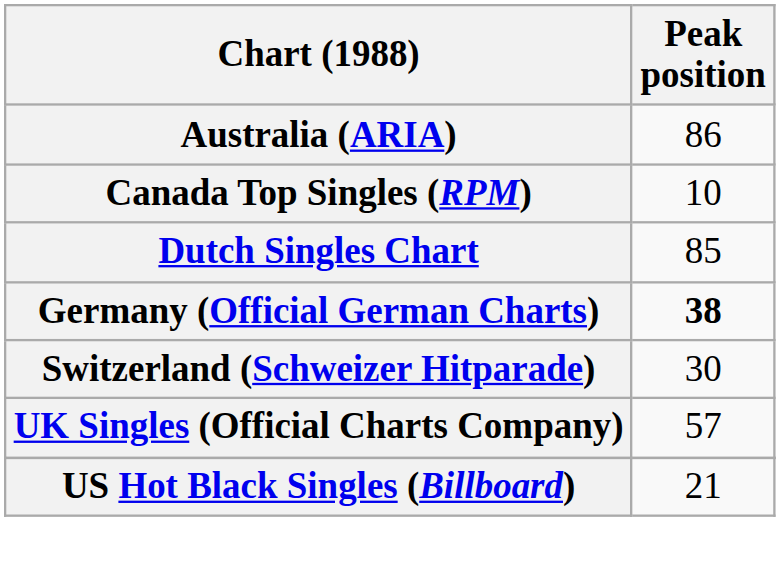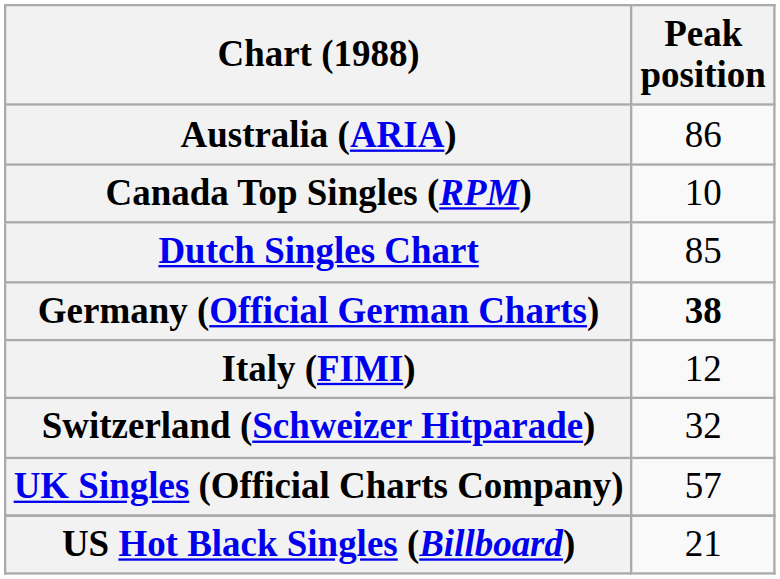+ row: (319, 368)
(703, 368) 30 -> (703, 427) 32
